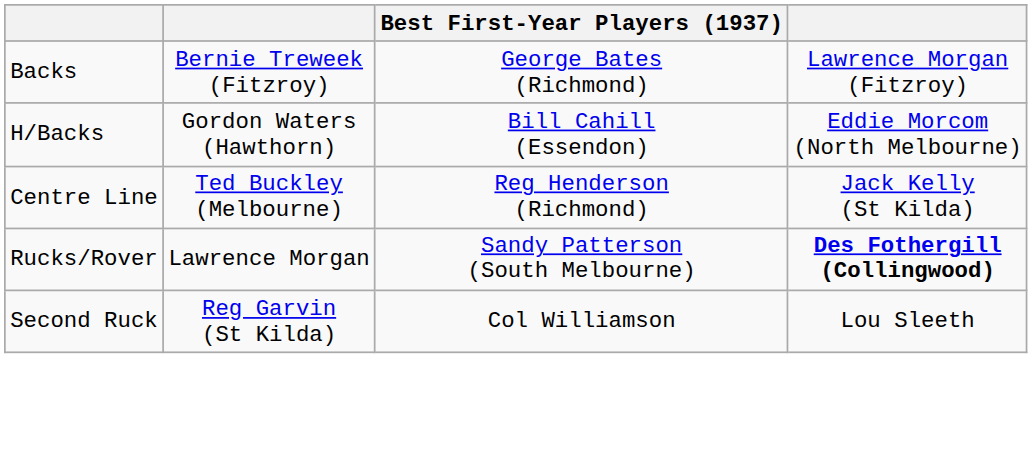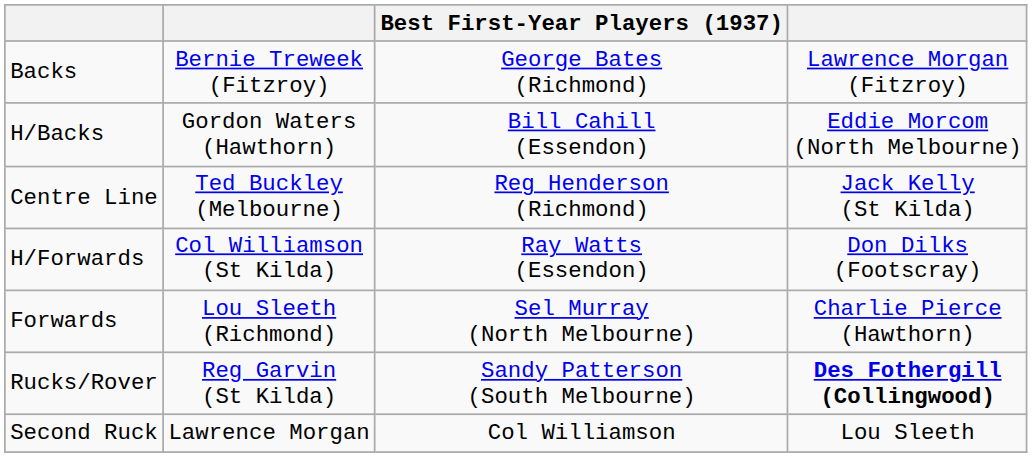+ row: (77, 259)
+ row: (64, 321)
(269, 259) Lawrence Morgan -> (269, 384) Reg Garvin (St Kilda)
(269, 321) Reg Garvin (St Kilda) -> (269, 433) Lawrence Morgan
